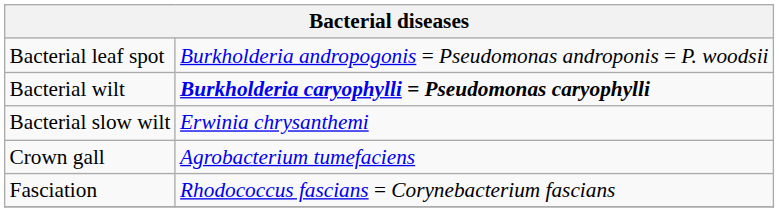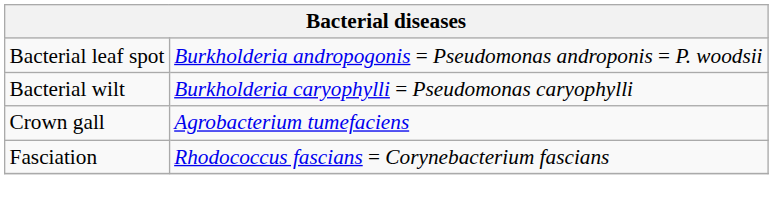(415, 88) bold -> (404, 88) normal
- row: (90, 122)
